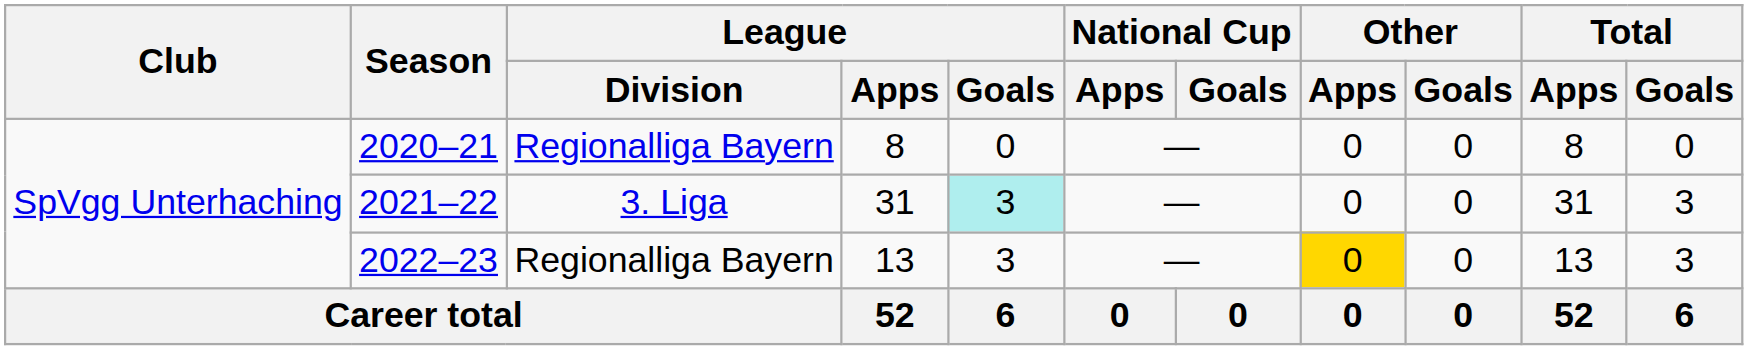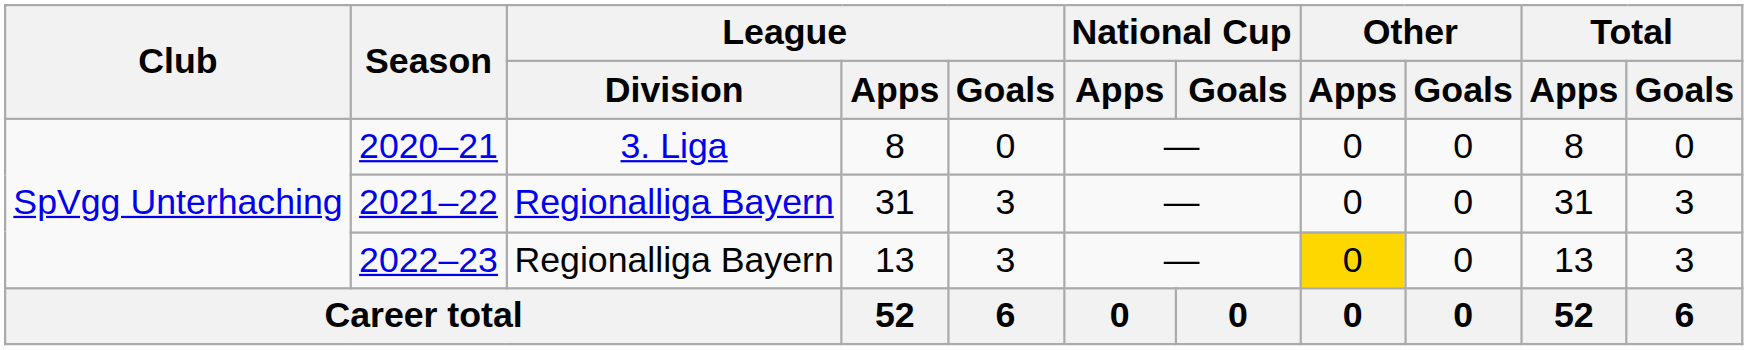(674, 145) Regionalliga Bayern -> (674, 145) 3. Liga
(674, 202) 3. Liga -> (674, 202) Regionalliga Bayern
(1005, 202) paleturquoise background -> (1005, 202) no background
